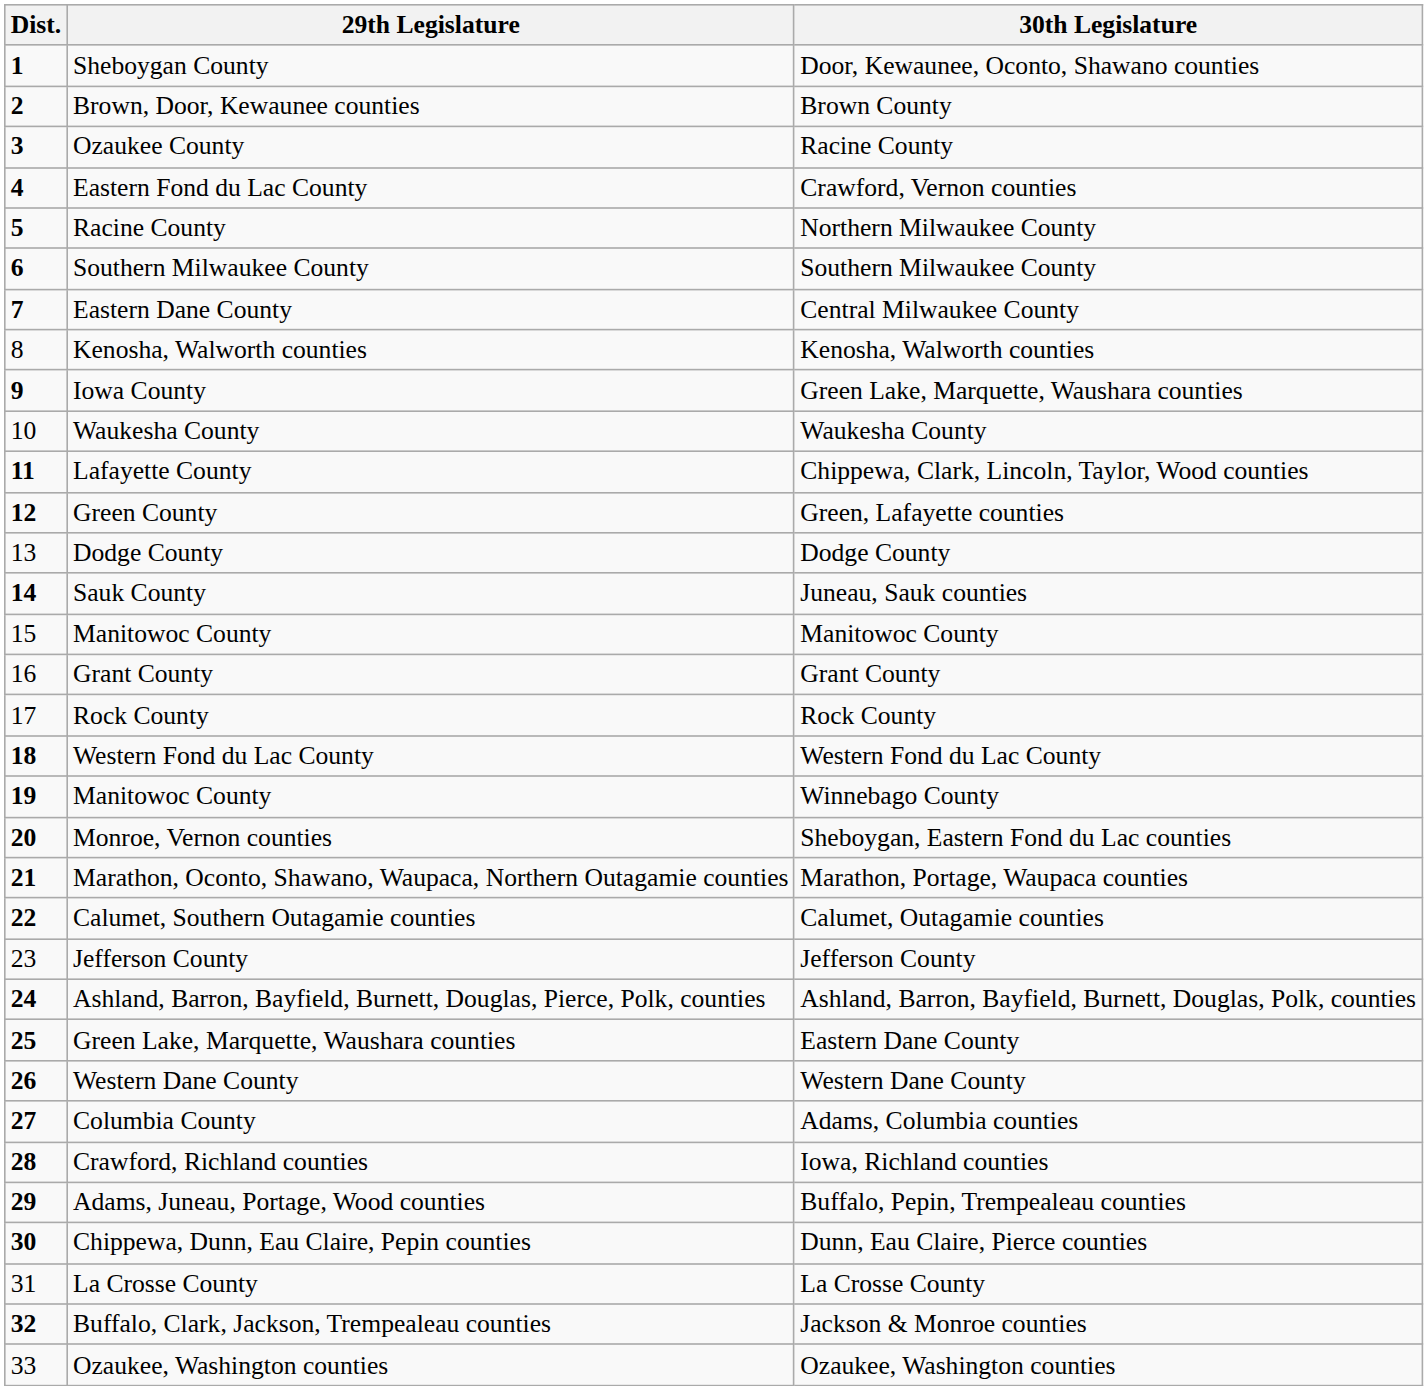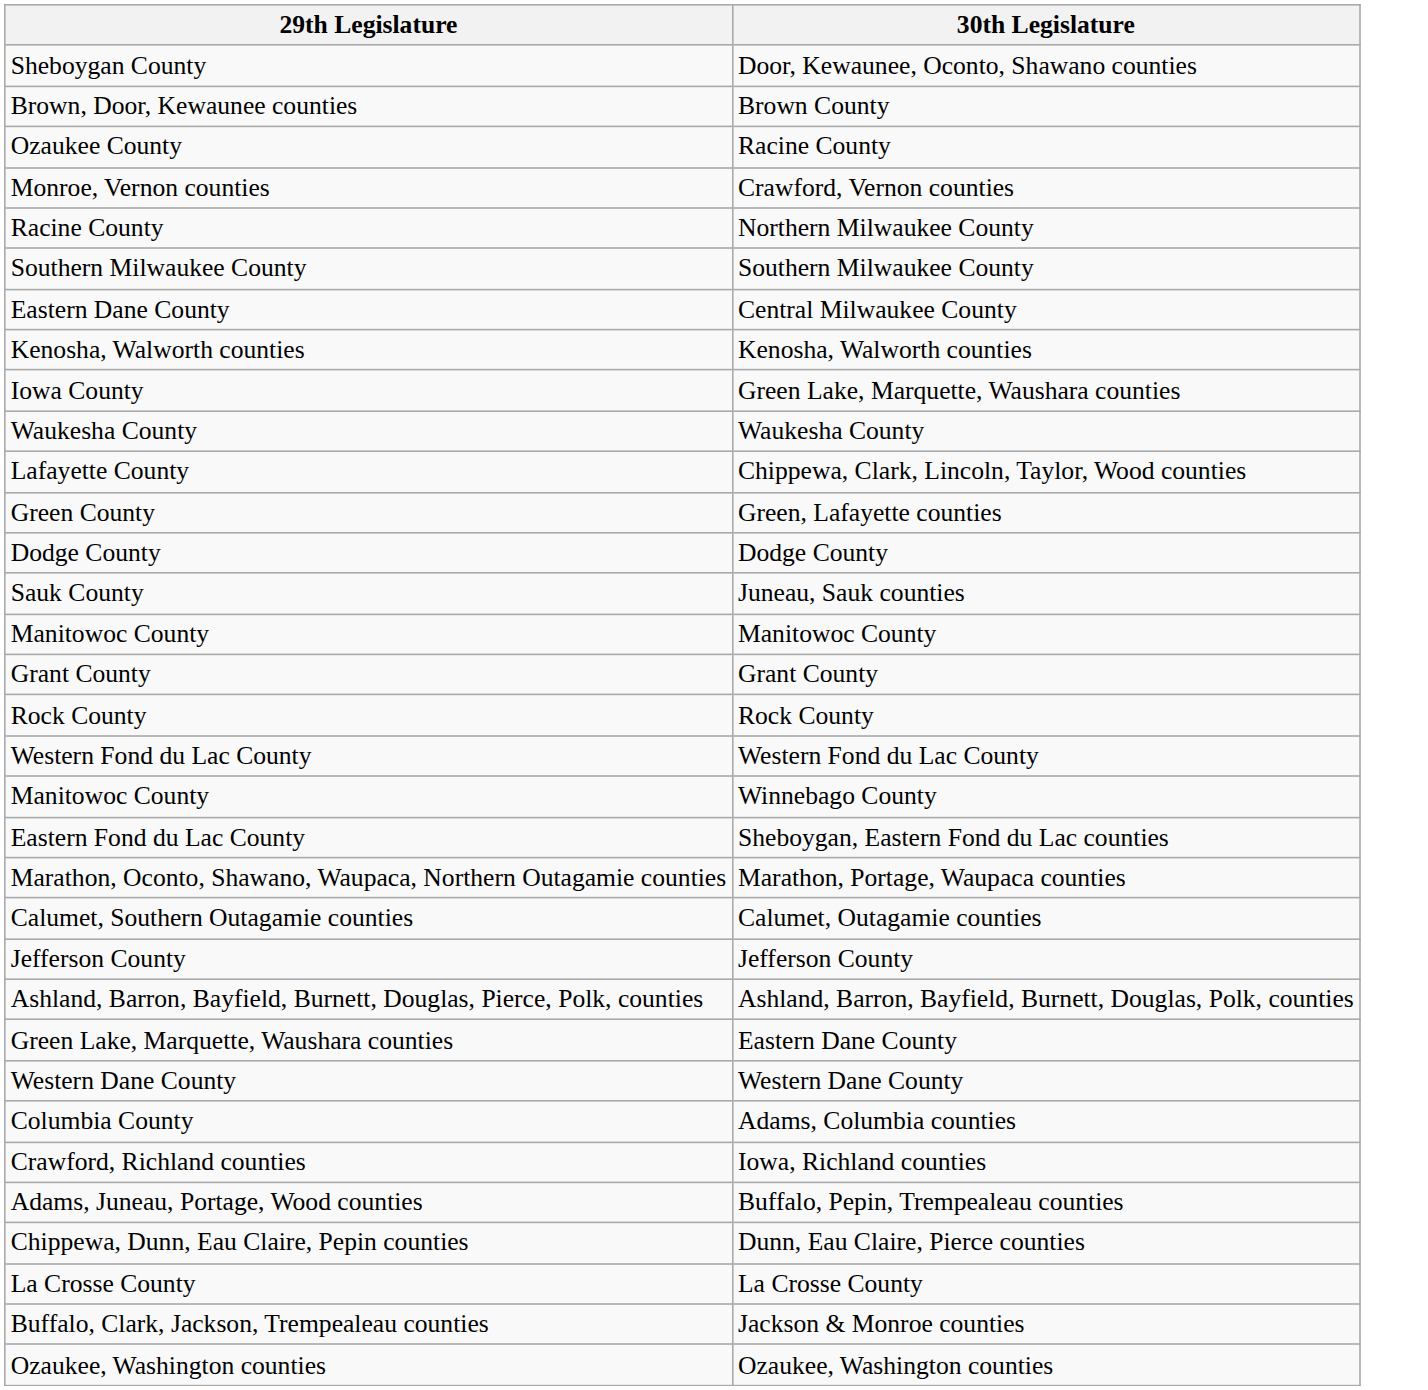- column: (36, 24)
(220, 187) Eastern Fond du Lac County -> (140, 187) Monroe, Vernon counties
(203, 836) Monroe, Vernon counties -> (158, 836) Eastern Fond du Lac County
